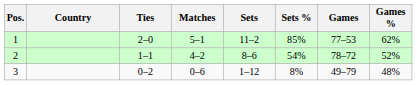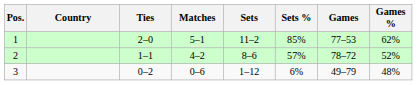(296, 55) 54% -> (296, 55) 57%
(296, 71) 8% -> (296, 71) 6%
